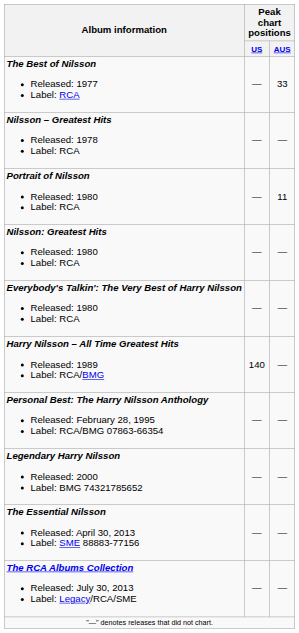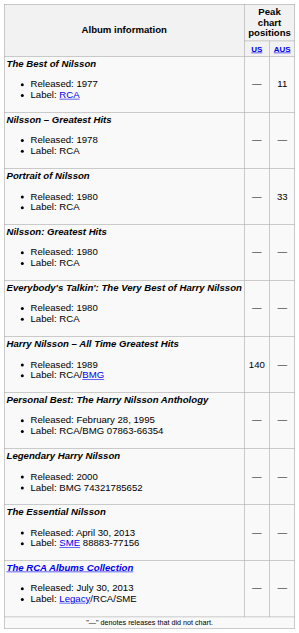(282, 84) 33 -> (282, 84) 11
(282, 196) 11 -> (282, 196) 33
